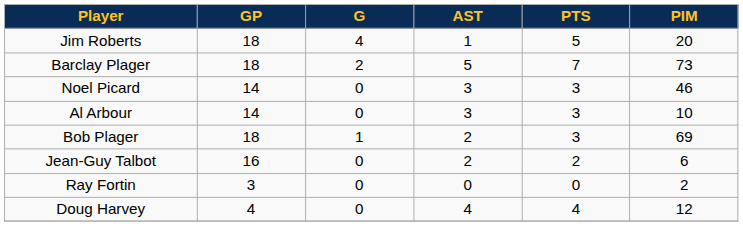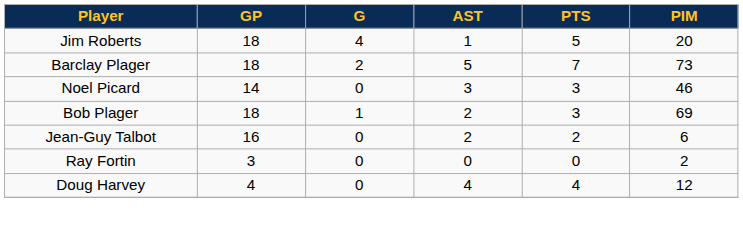- row: (101, 112)
